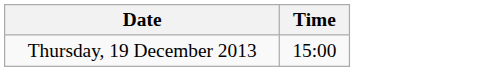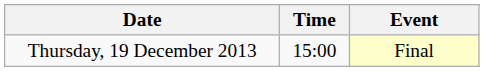+ column: (414, 19)
